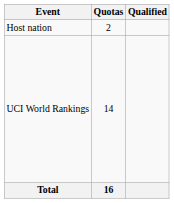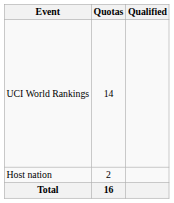rows swapped: (29, 27) <-> (48, 109)
